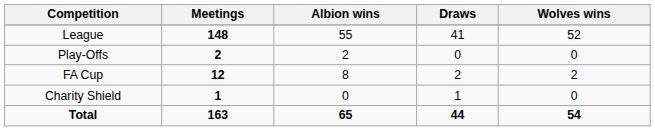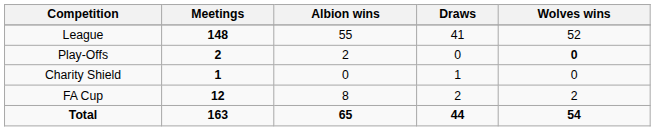(574, 55) normal -> (574, 55) bold
rows swapped: (83, 75) <-> (83, 95)
